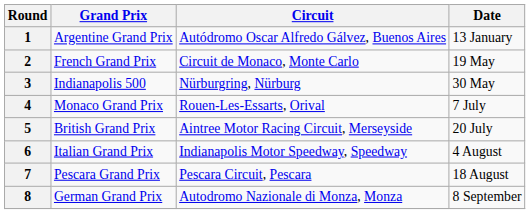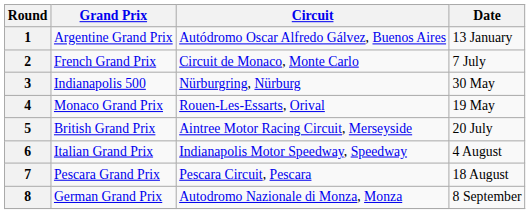(474, 60) 19 May -> (469, 60) 7 July
(469, 106) 7 July -> (474, 106) 19 May
